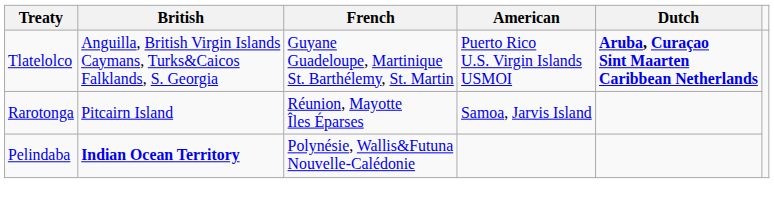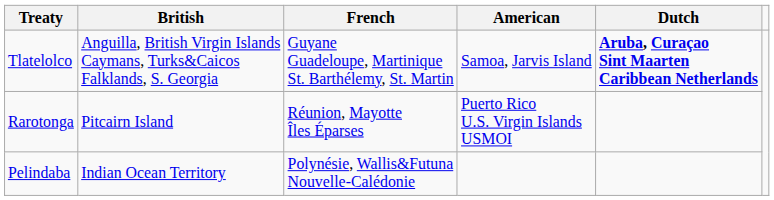(521, 60) Puerto Rico U.S. Virgin Islands USMOI -> (526, 60) Samoa, Jarvis Island
(526, 112) Samoa, Jarvis Island -> (521, 121) Puerto Rico U.S. Virgin Islands USMOI
(160, 155) bold -> (153, 173) normal
